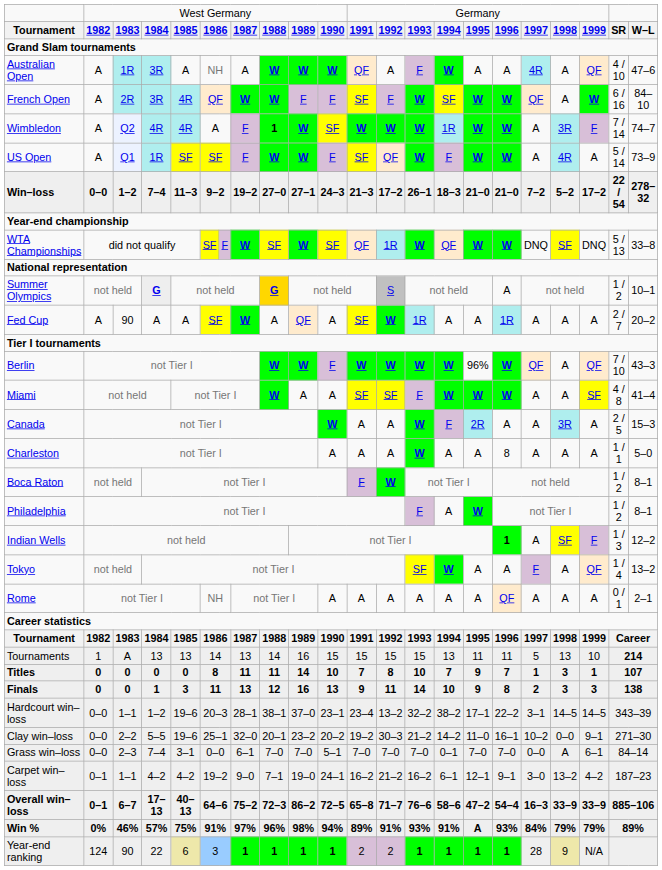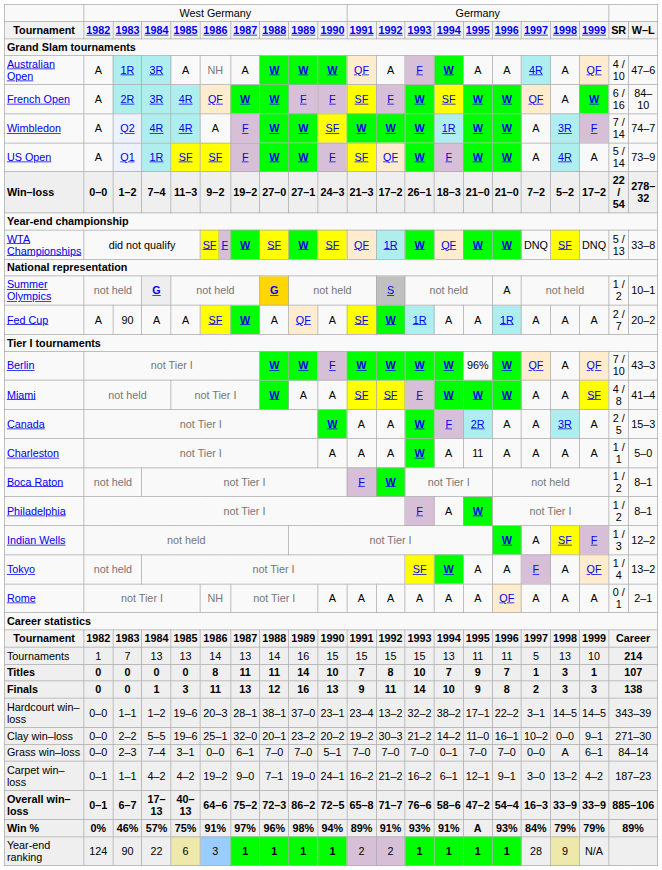(274, 129) 1 -> (274, 129) W
(478, 453) A -> (478, 453) 11
(507, 453) 8 -> (507, 453) A
(507, 541) 1 -> (507, 541) W
(127, 656) A -> (127, 656) 7
